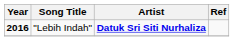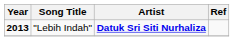(18, 28) 2016 -> (18, 28) 2013
